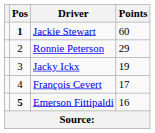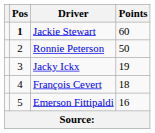(124, 49) 29 -> (124, 49) 50
(124, 84) 17 -> (124, 84) 18
(20, 102) bold -> (20, 102) normal
